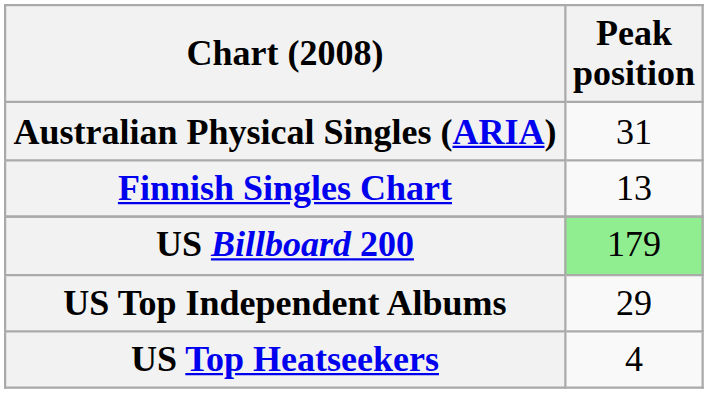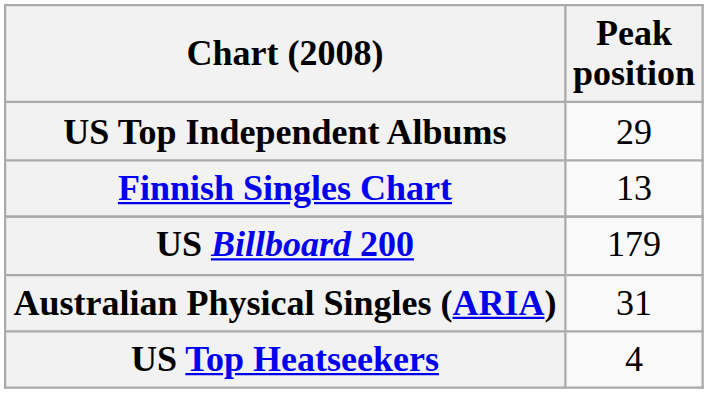rows swapped: (285, 130) <-> (285, 301)
(634, 244) lightgreen background -> (634, 244) no background
